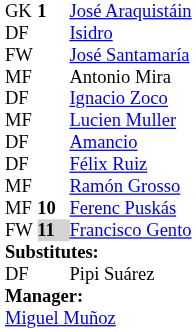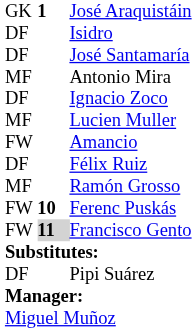(19, 54) FW -> (17, 54) DF
(17, 142) DF -> (19, 142) FW
(18, 208) MF -> (19, 208) FW
